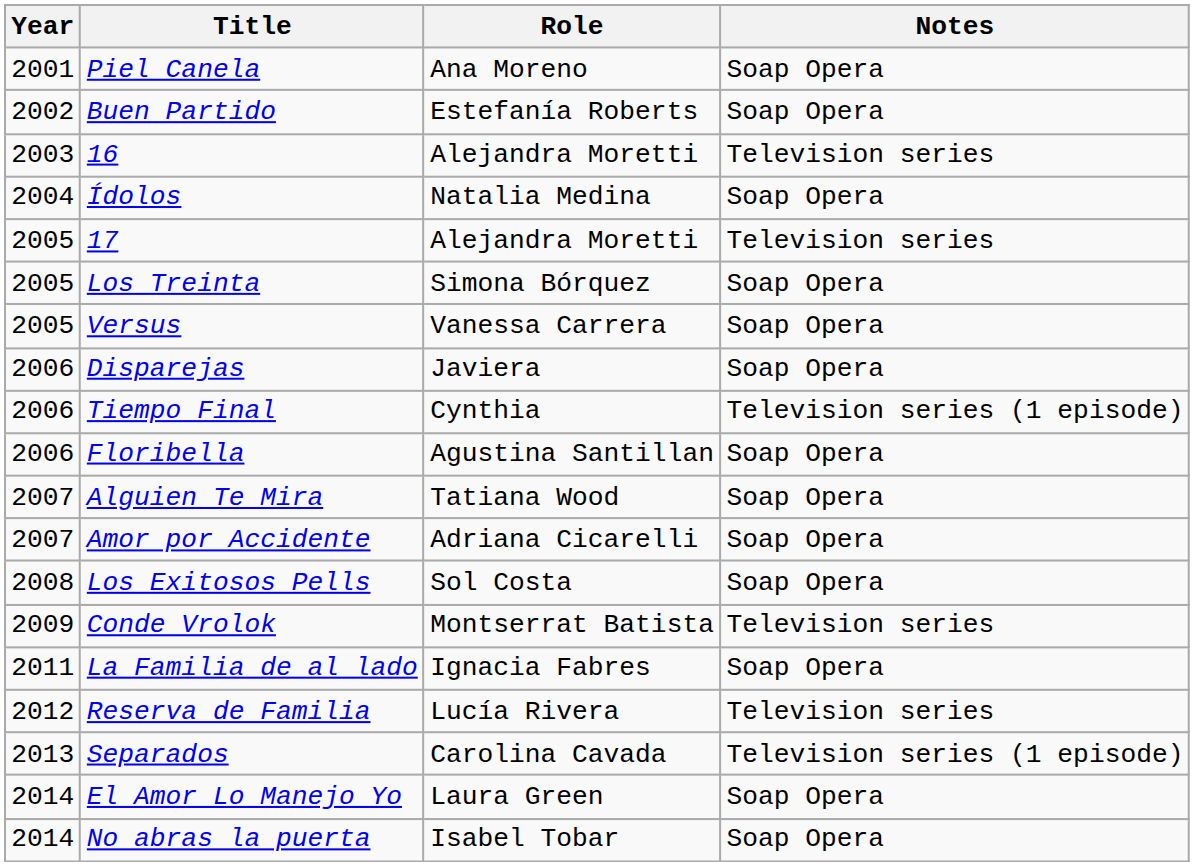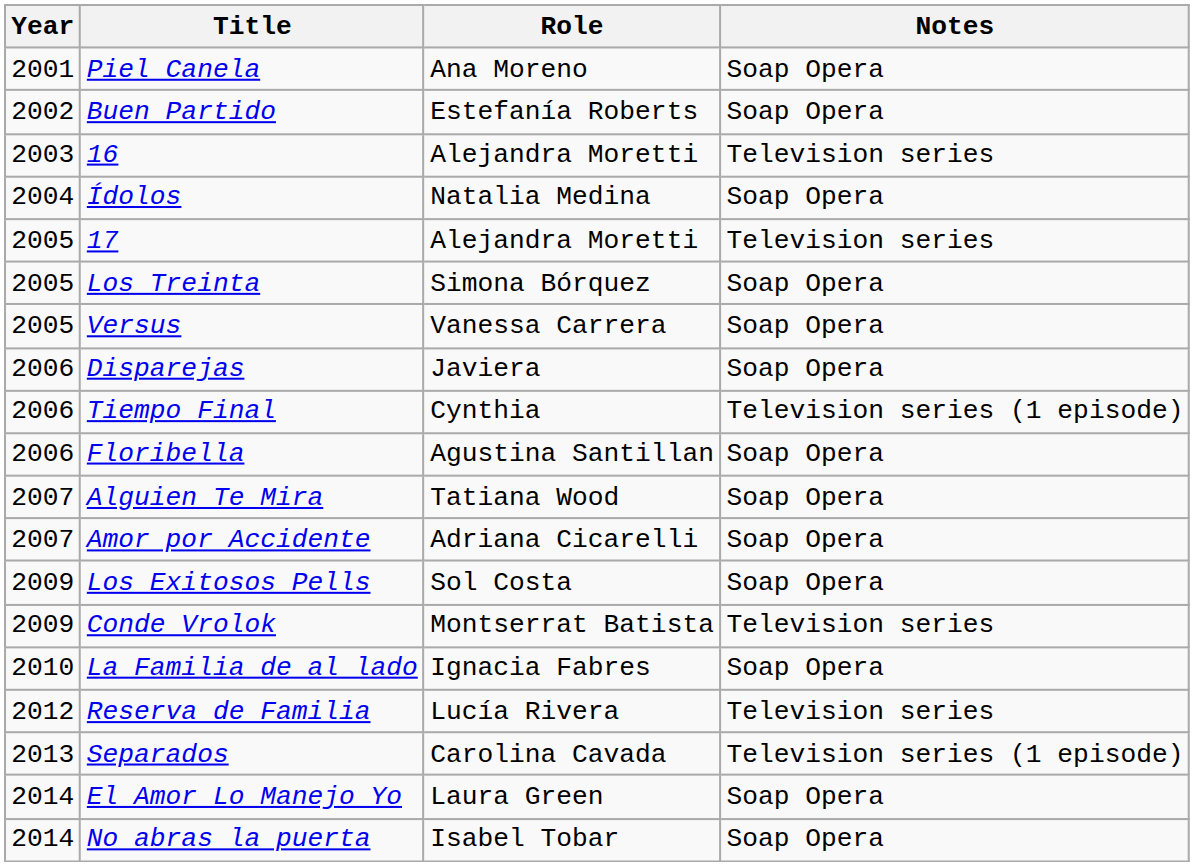(43, 583) 2008 -> (43, 583) 2009
(43, 668) 2011 -> (43, 668) 2010
